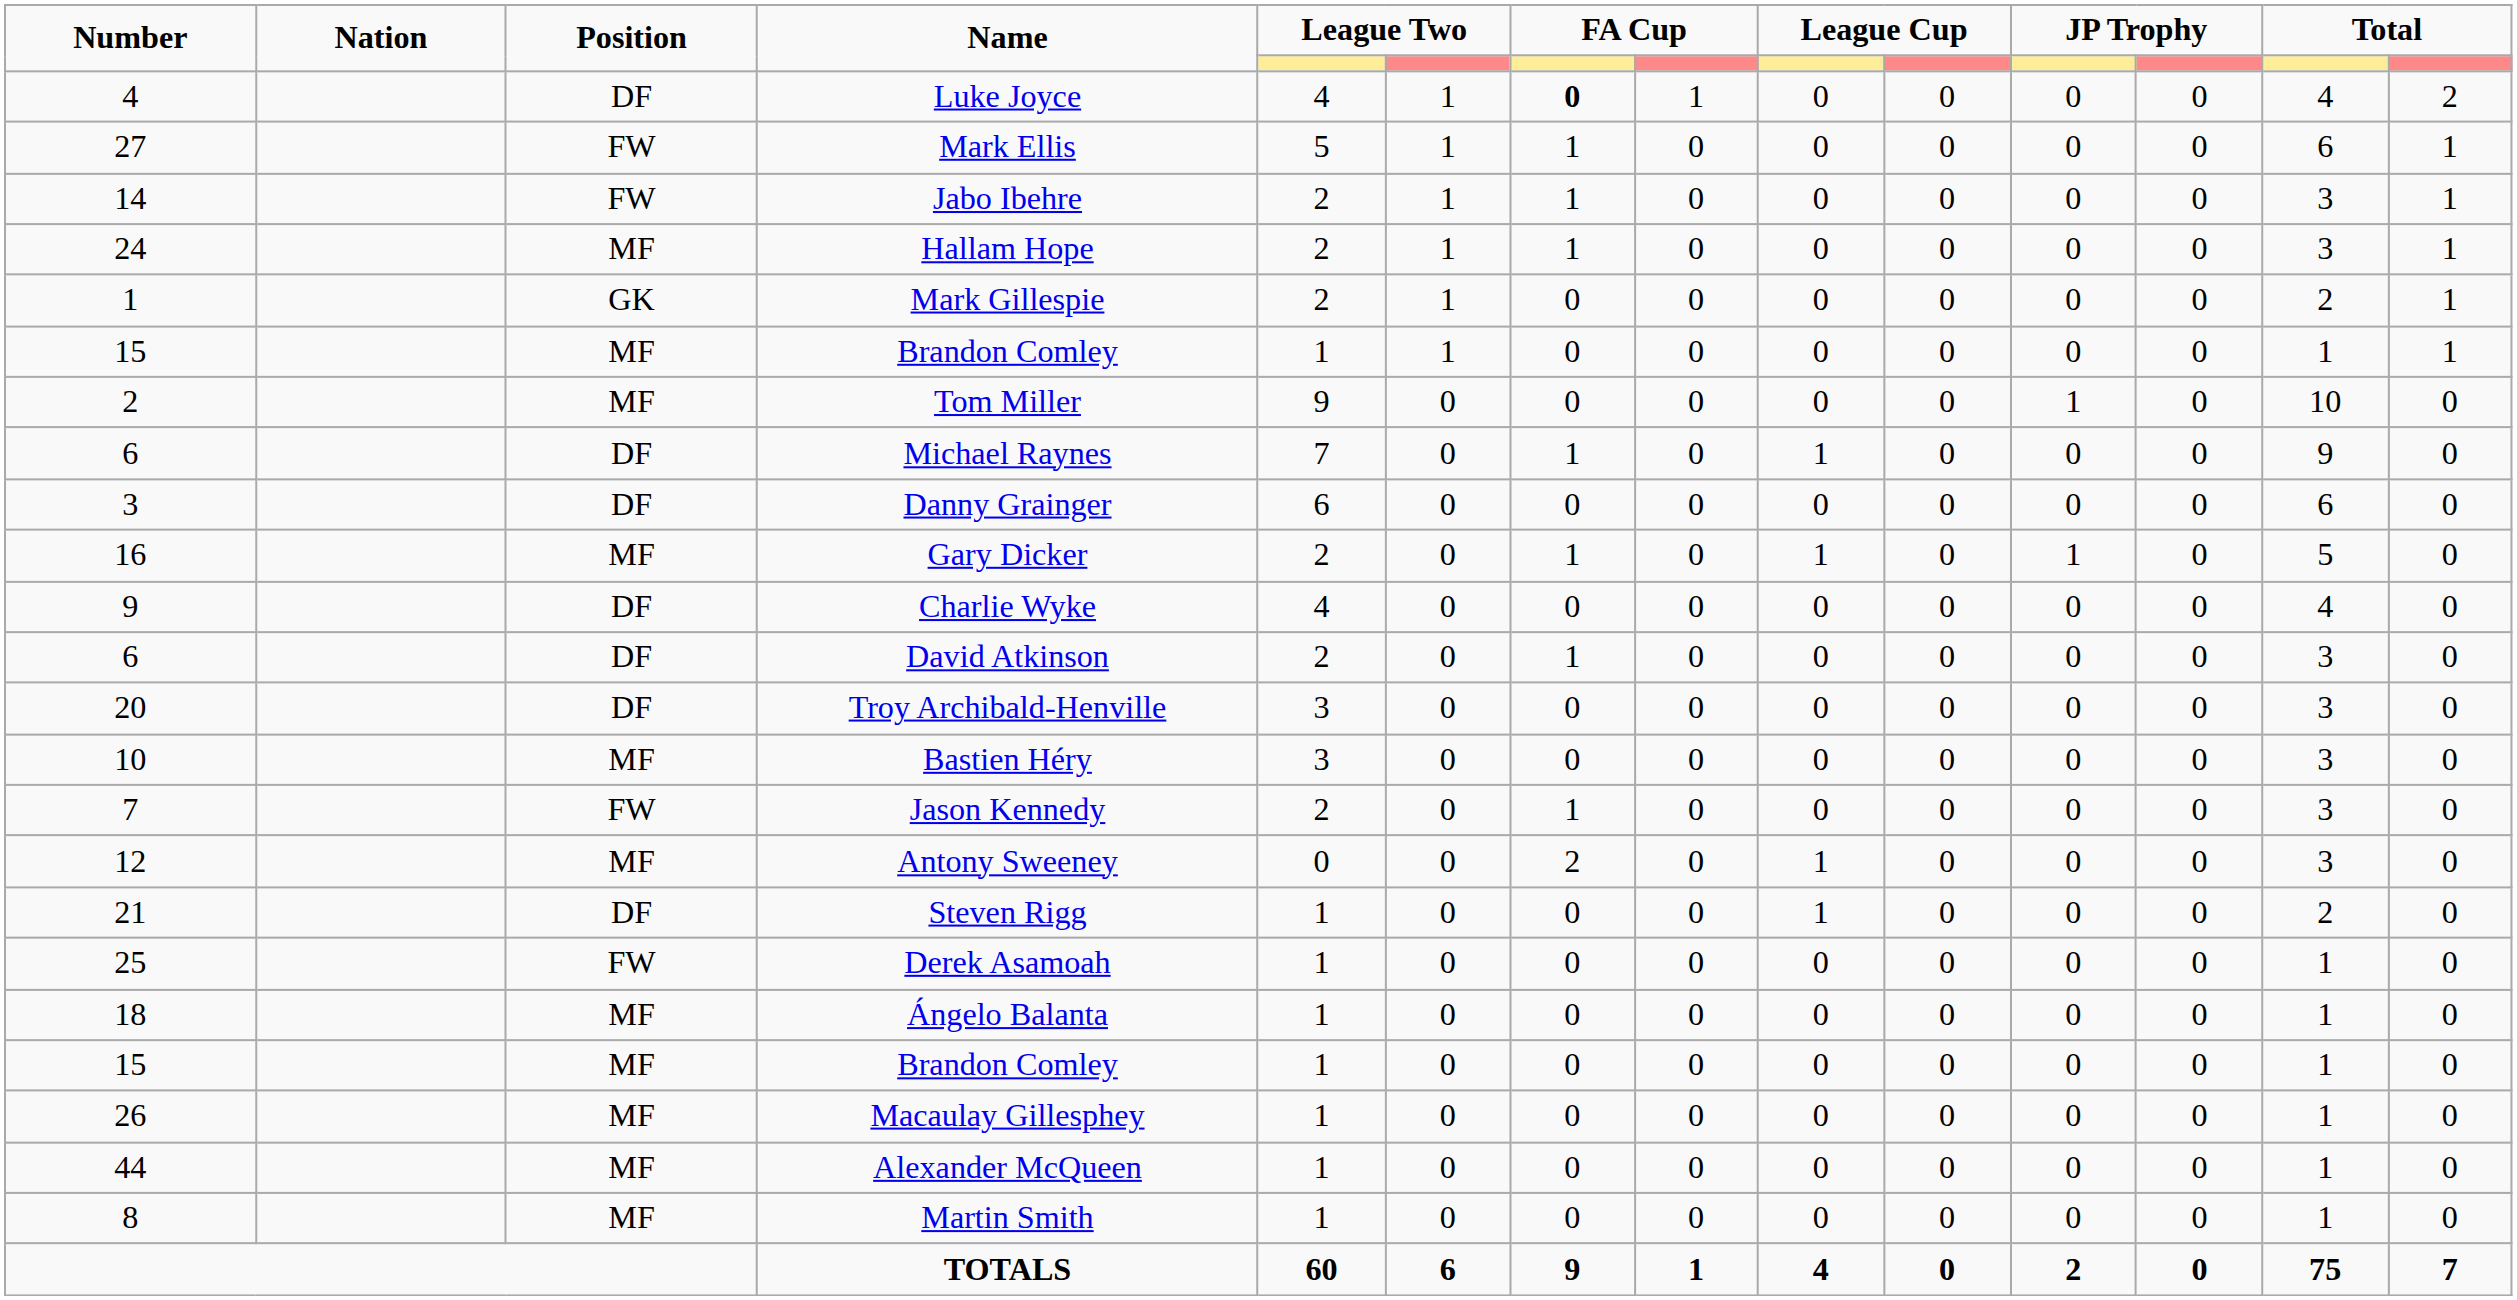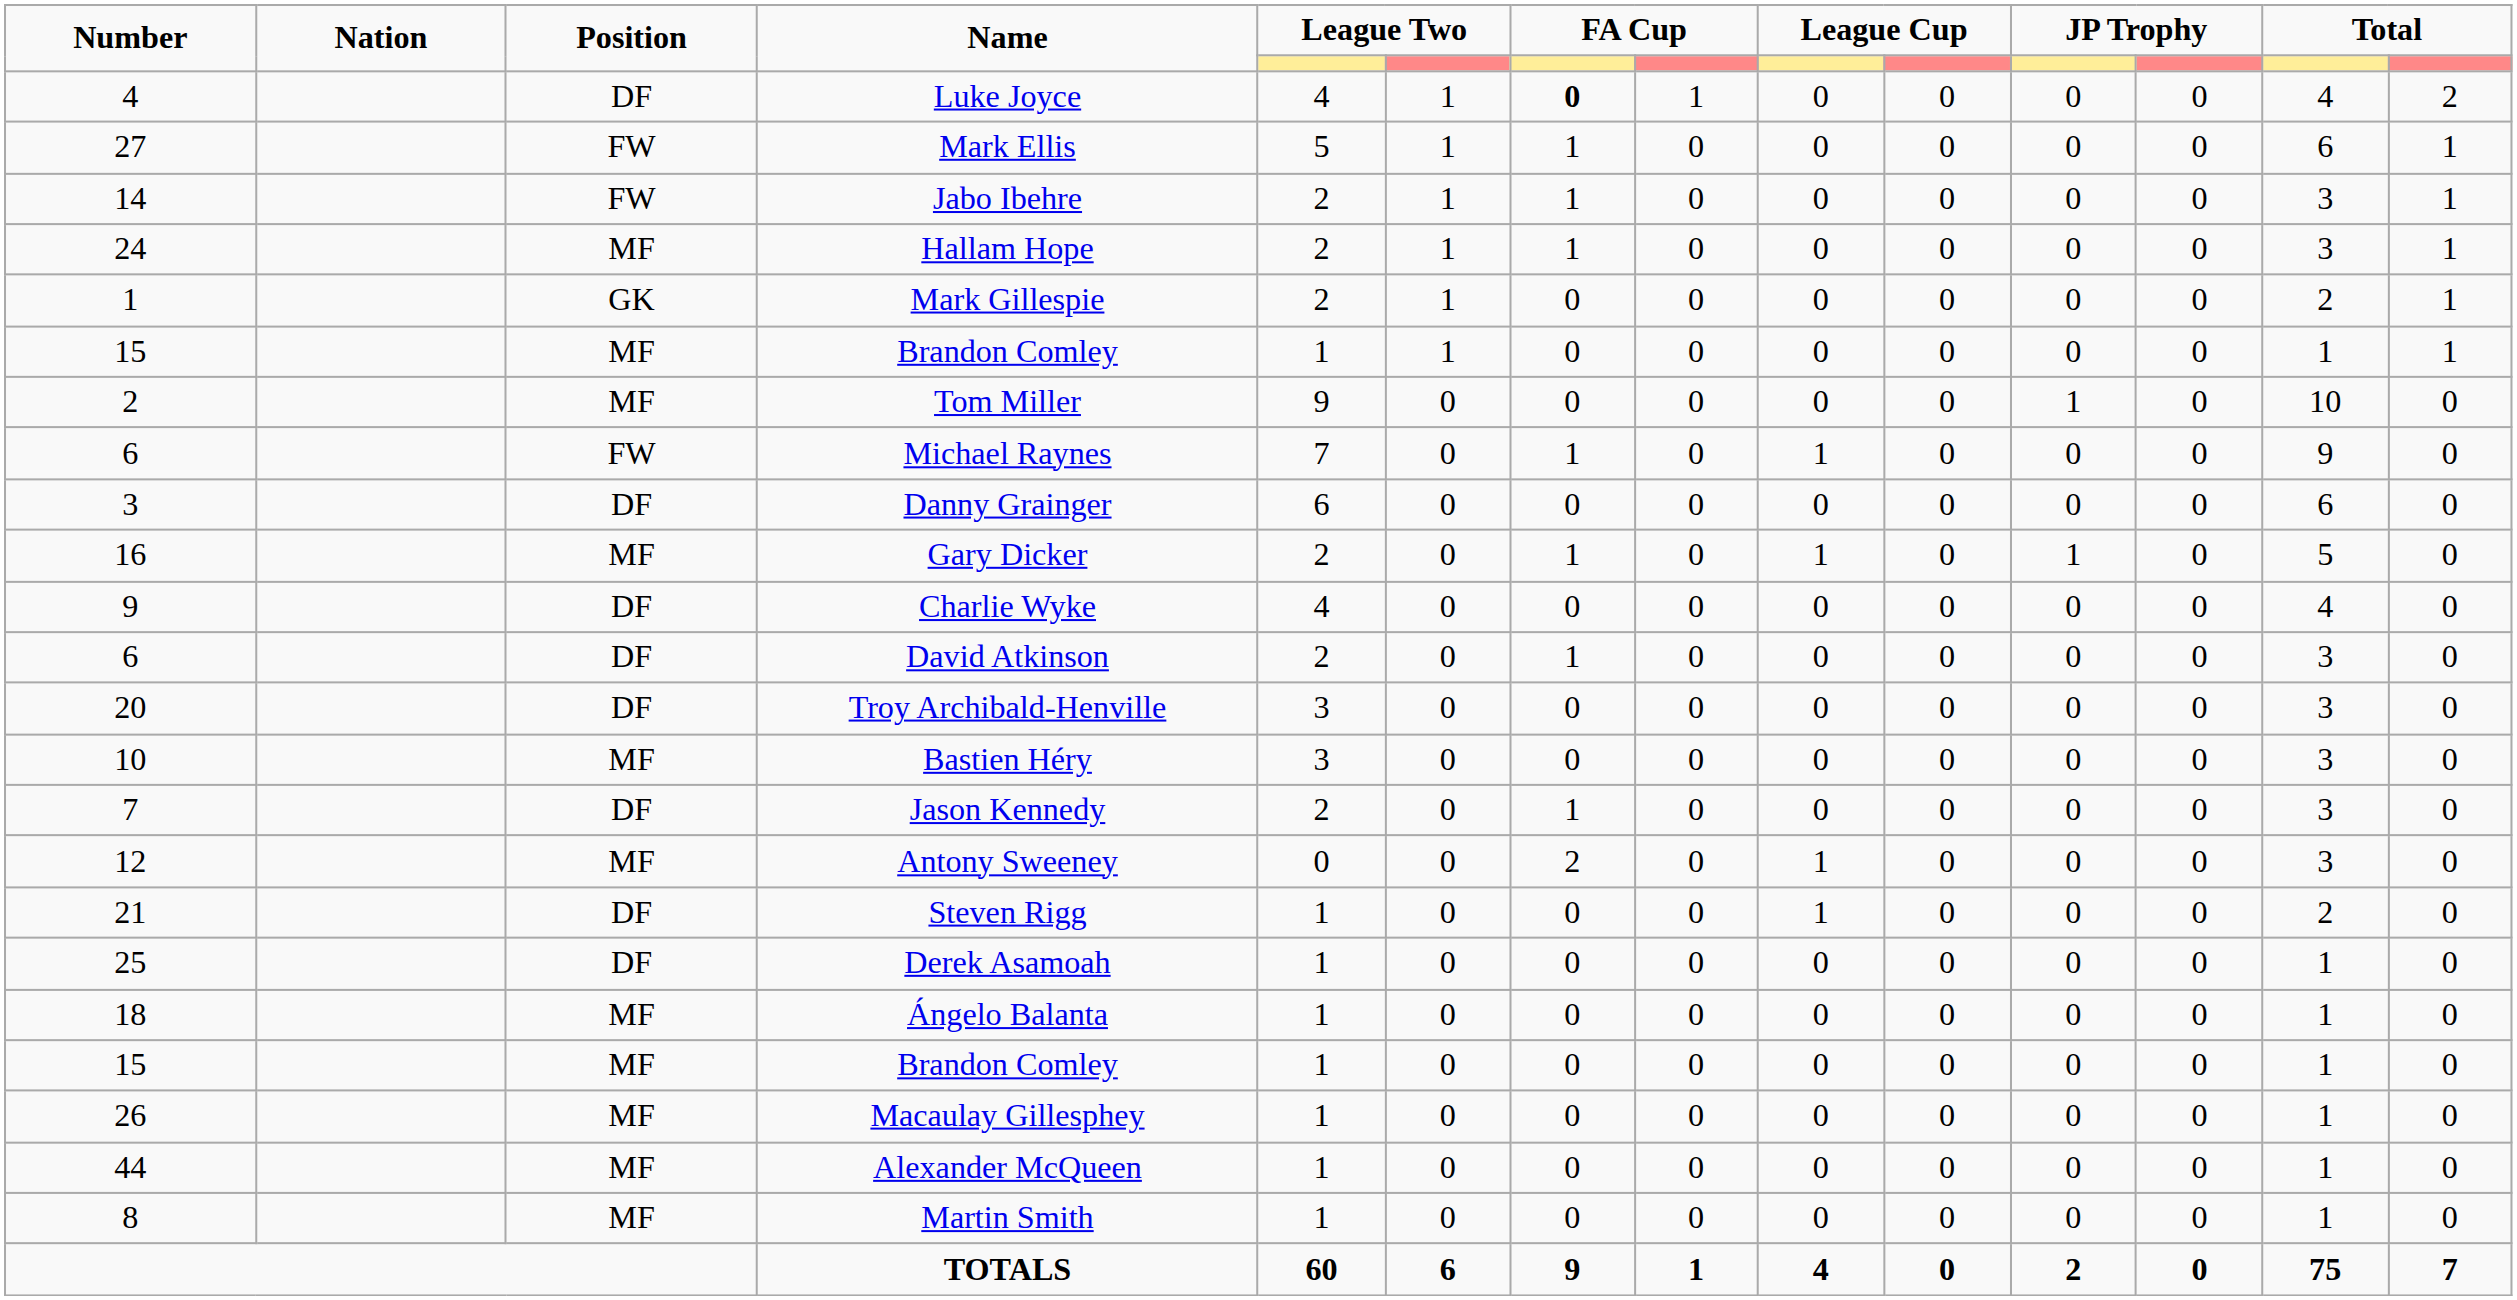(632, 452) DF -> (632, 452) FW
(632, 809) FW -> (632, 809) DF
(632, 962) FW -> (632, 962) DF
